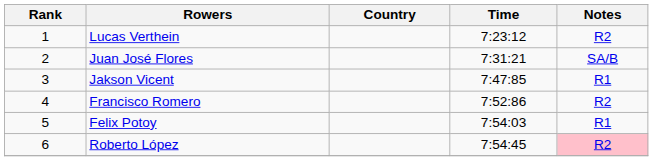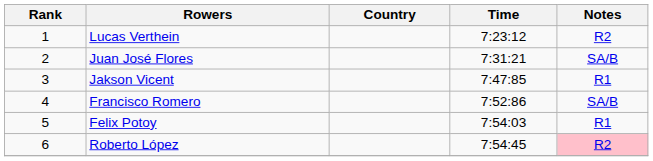(603, 101) R2 -> (603, 101) SA/B
